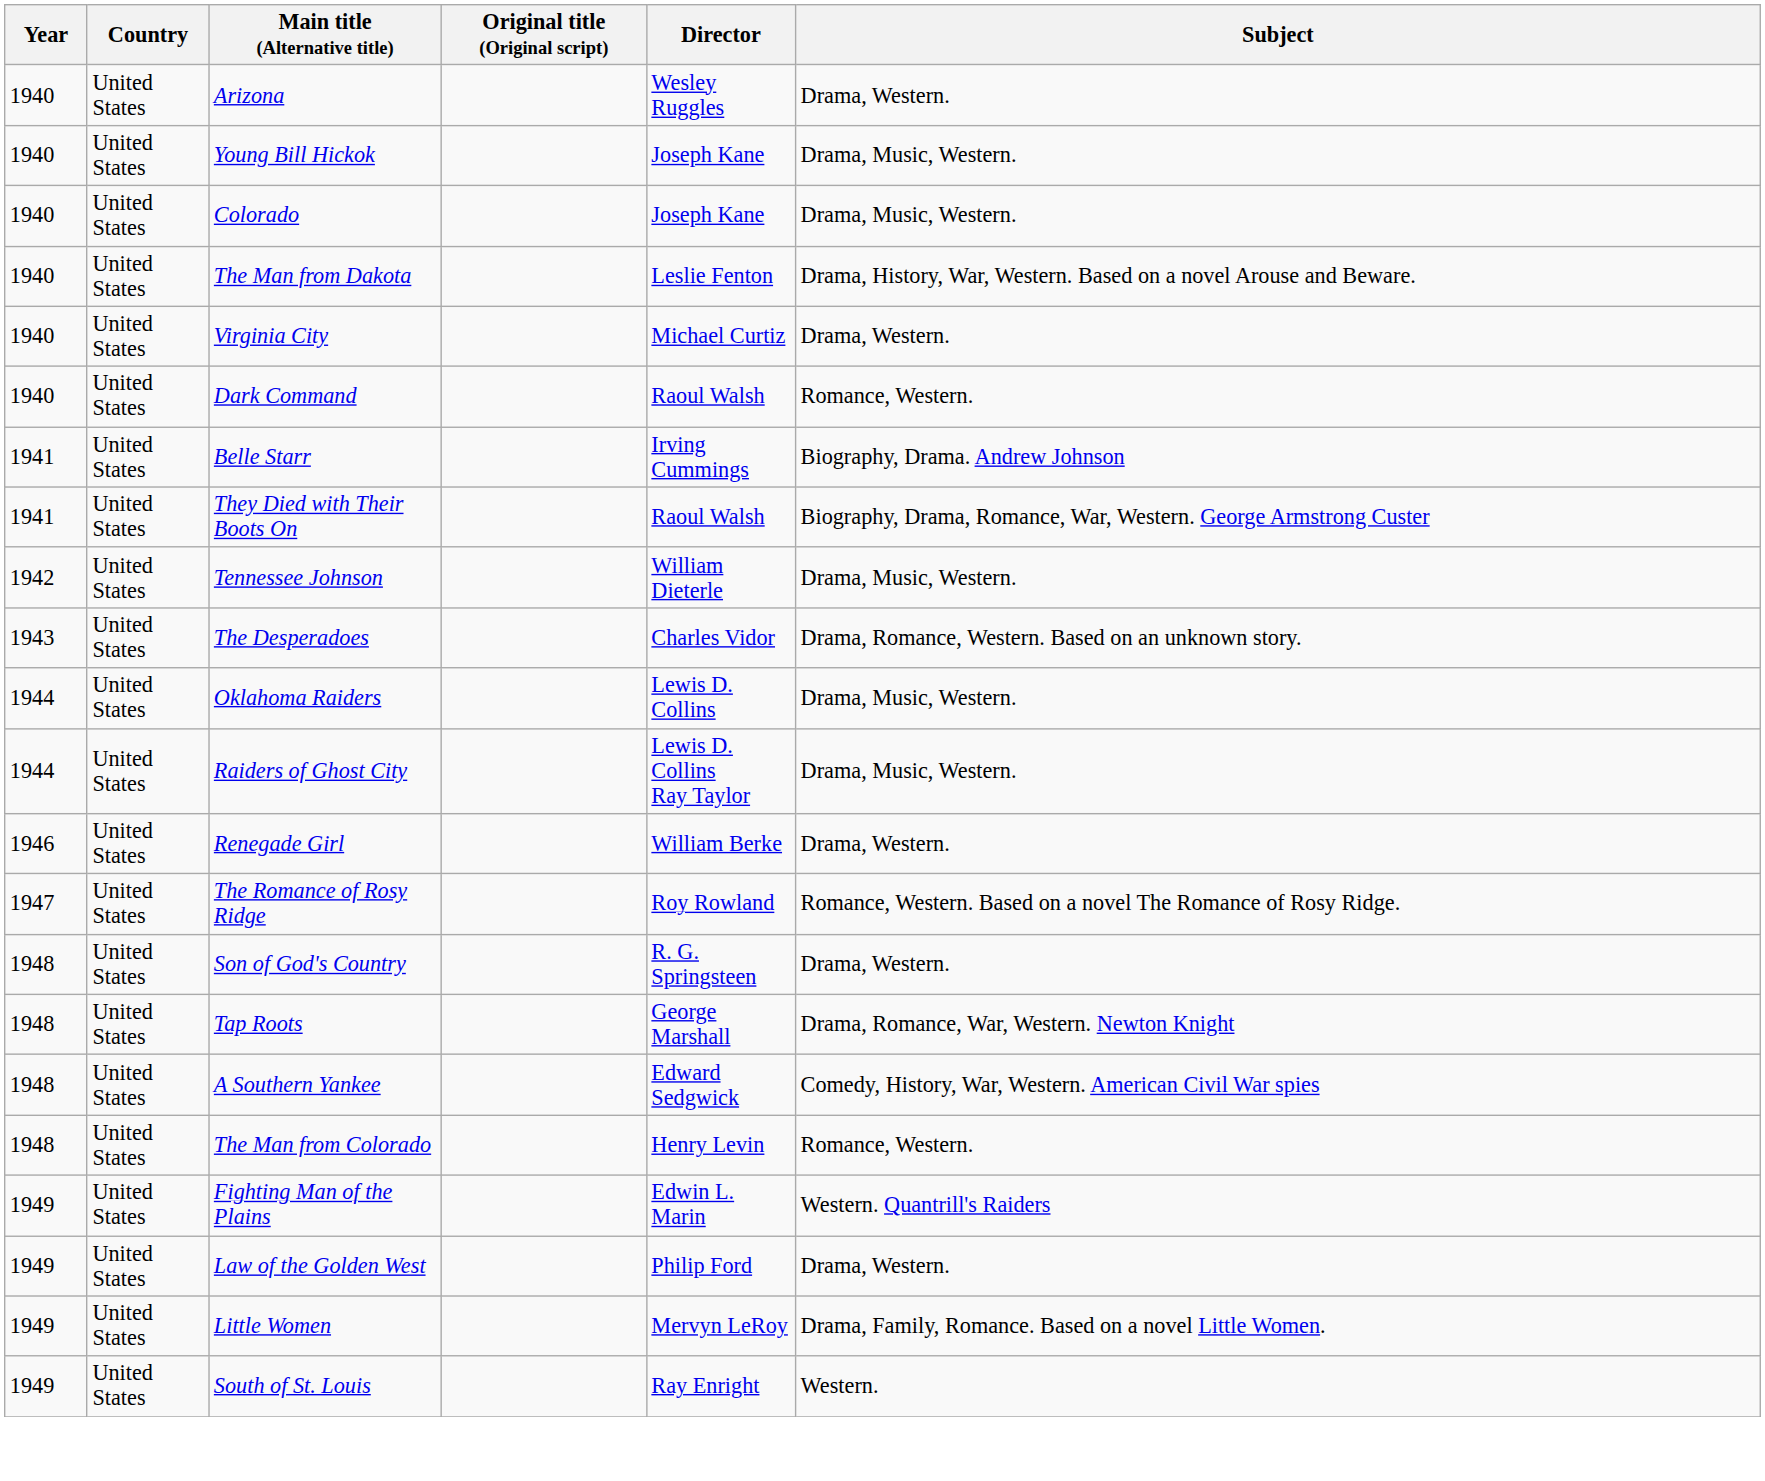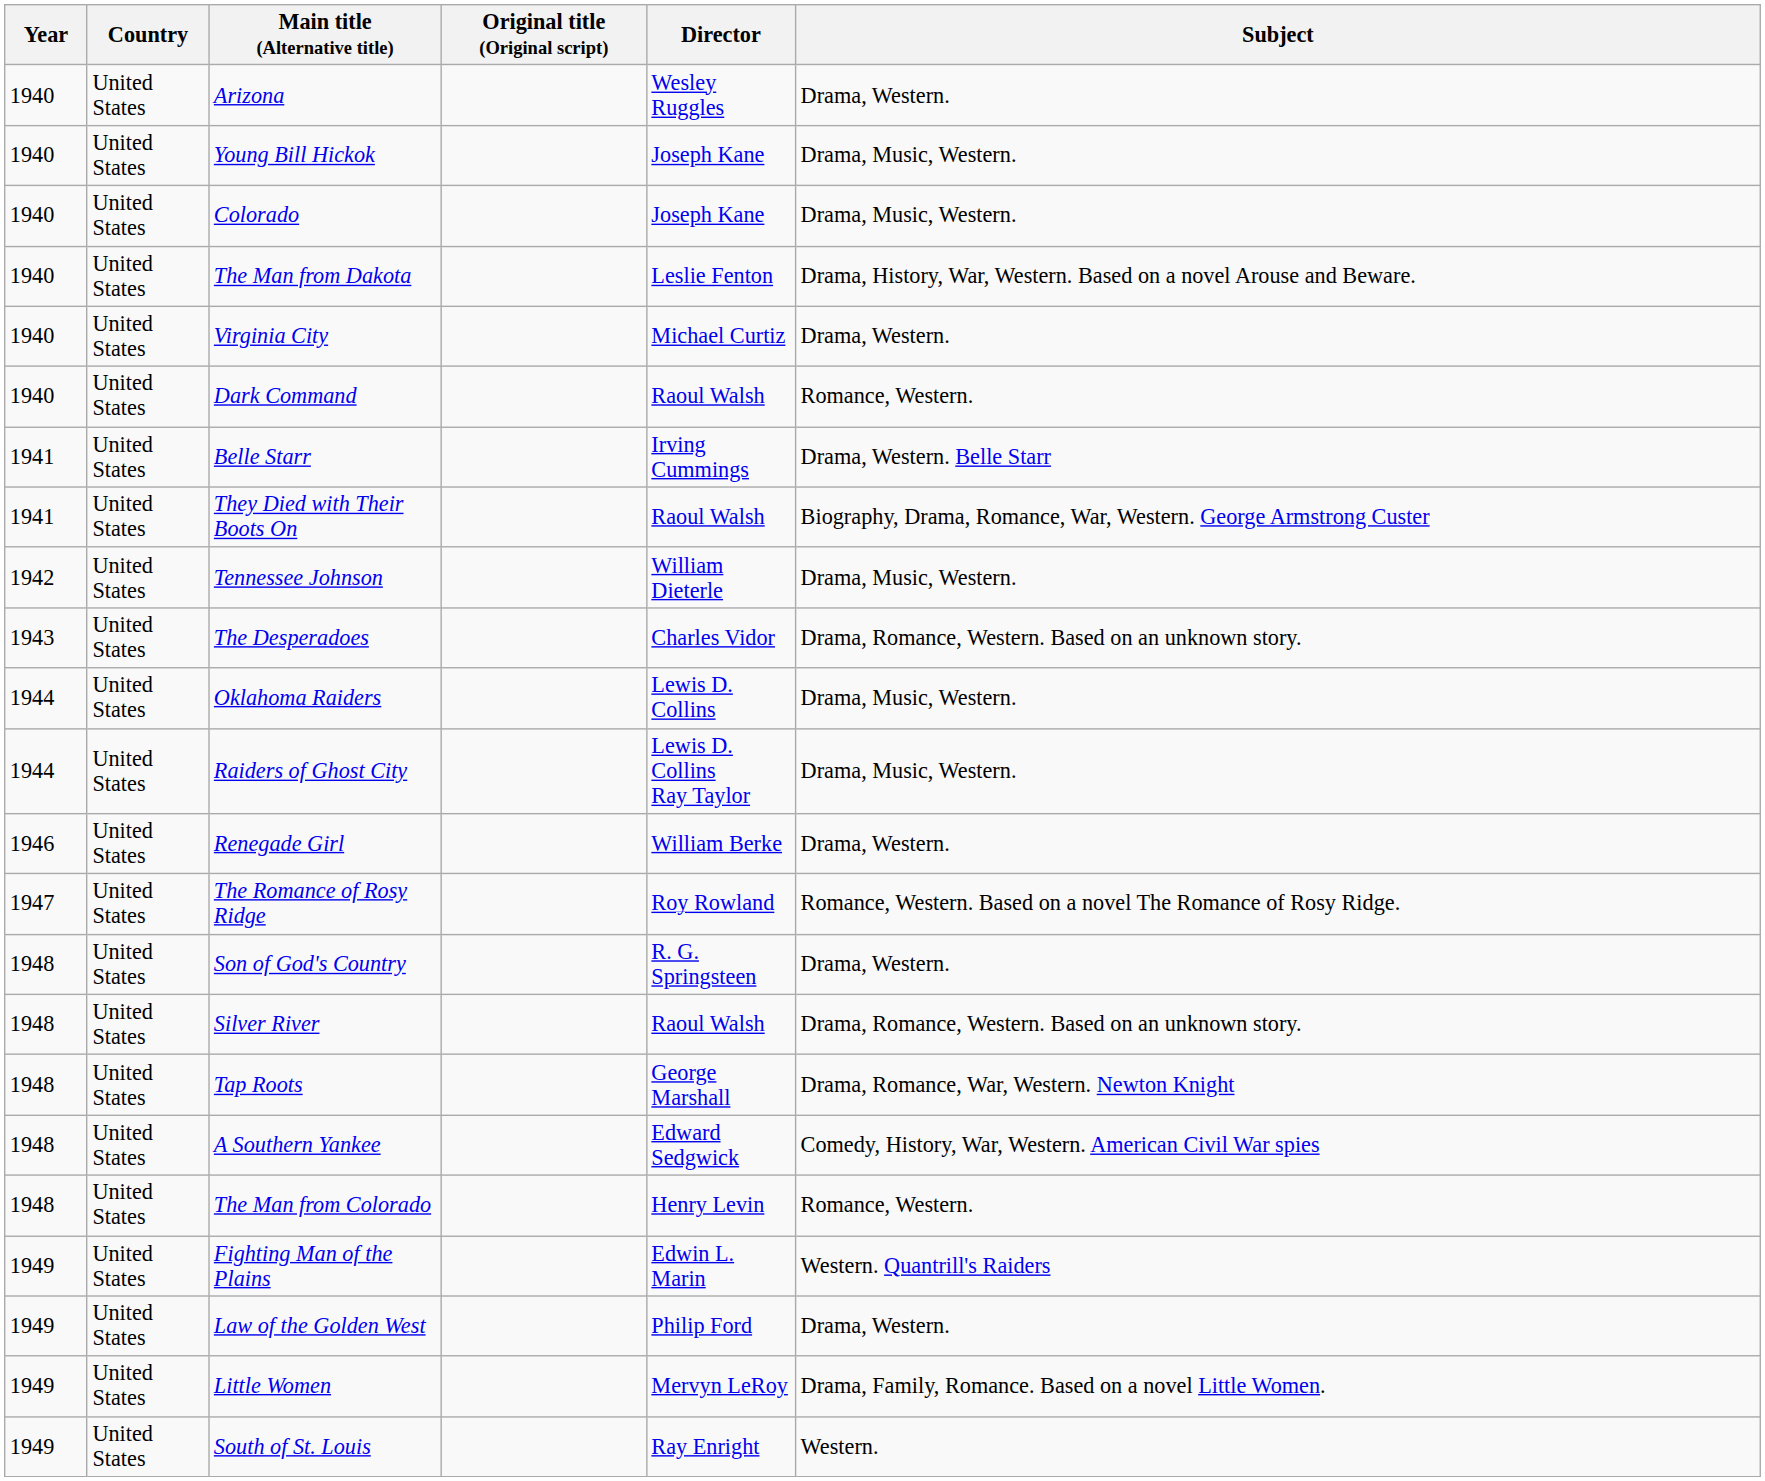(963, 456) Biography, Drama. Andrew Johnson -> (926, 456) Drama, Western. Belle Starr
+ row: (267, 1024)
